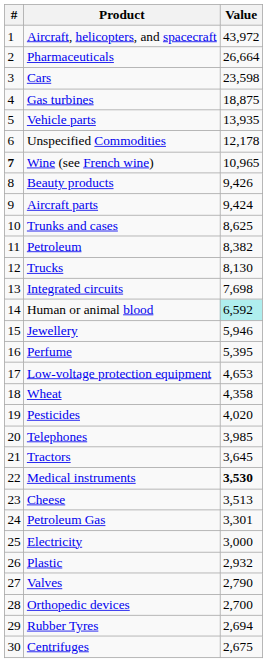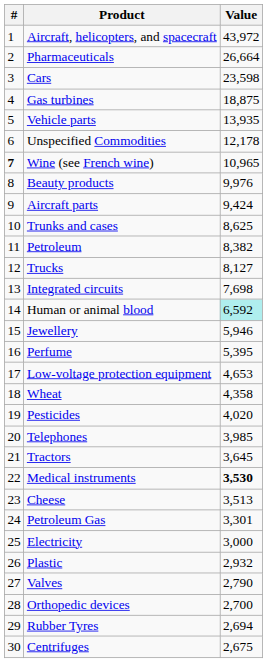(238, 183) 9,426 -> (238, 183) 9,976
(238, 267) 8,130 -> (238, 267) 8,127
